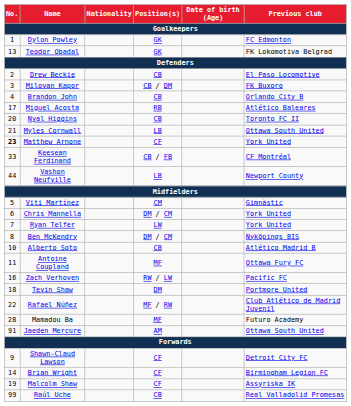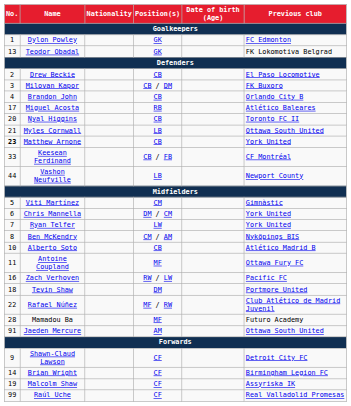(158, 142) CF -> (158, 142) CB
(158, 237) DM / CM -> (158, 237) CM / AM
(158, 396) CB -> (158, 396) CF
